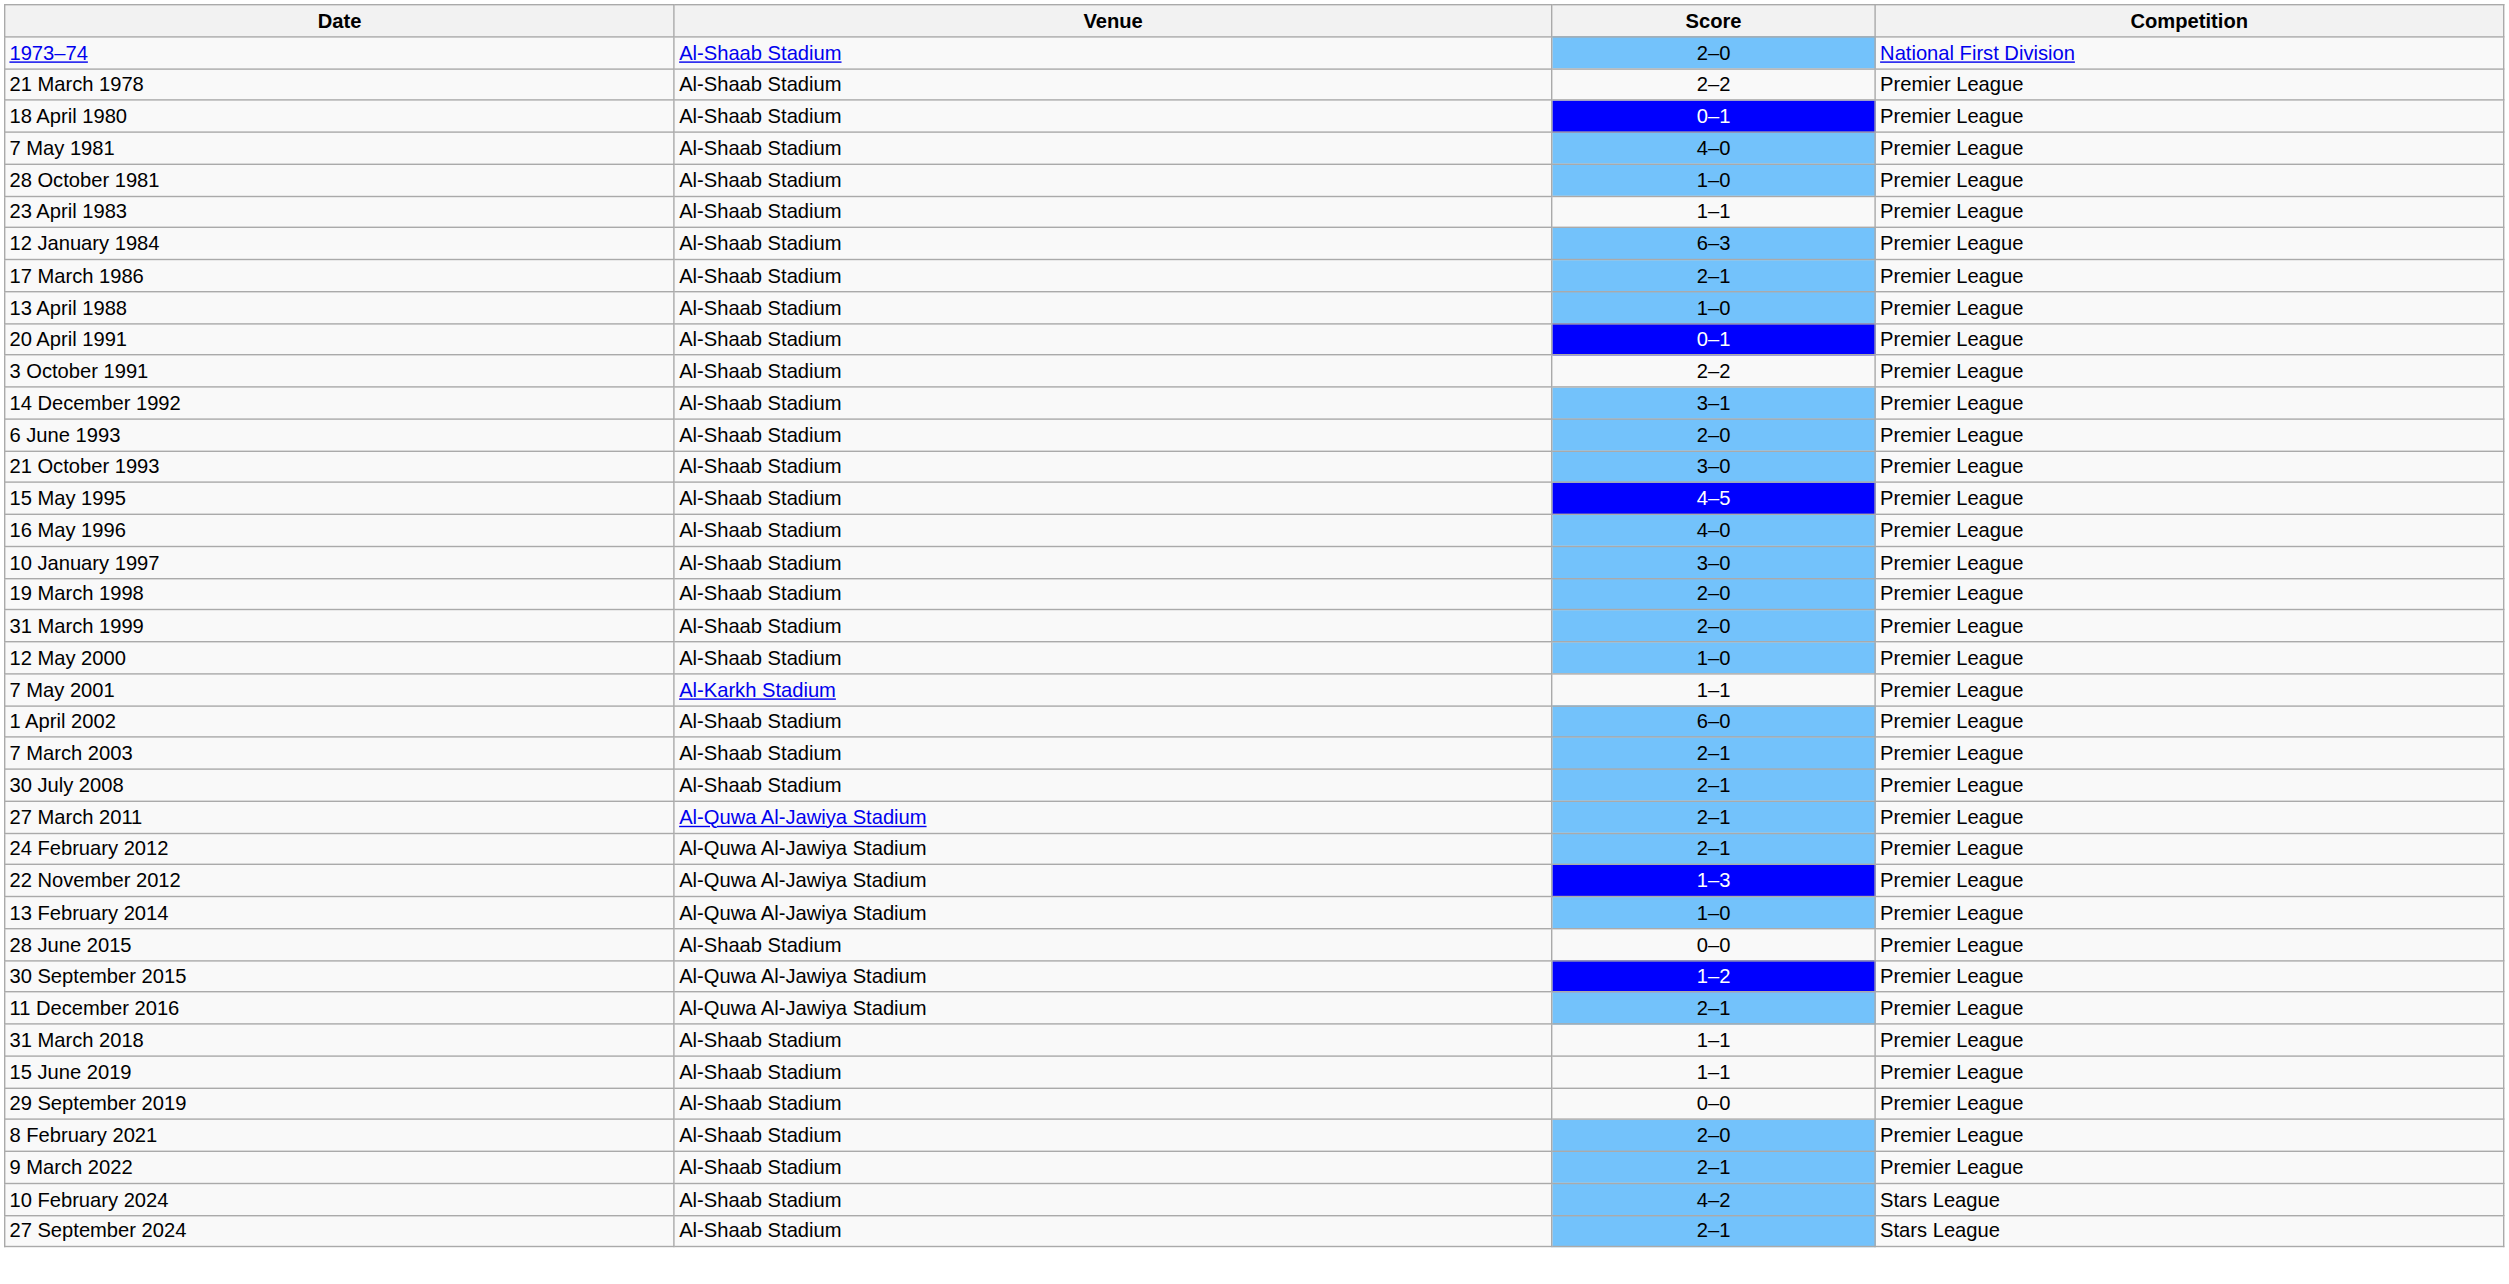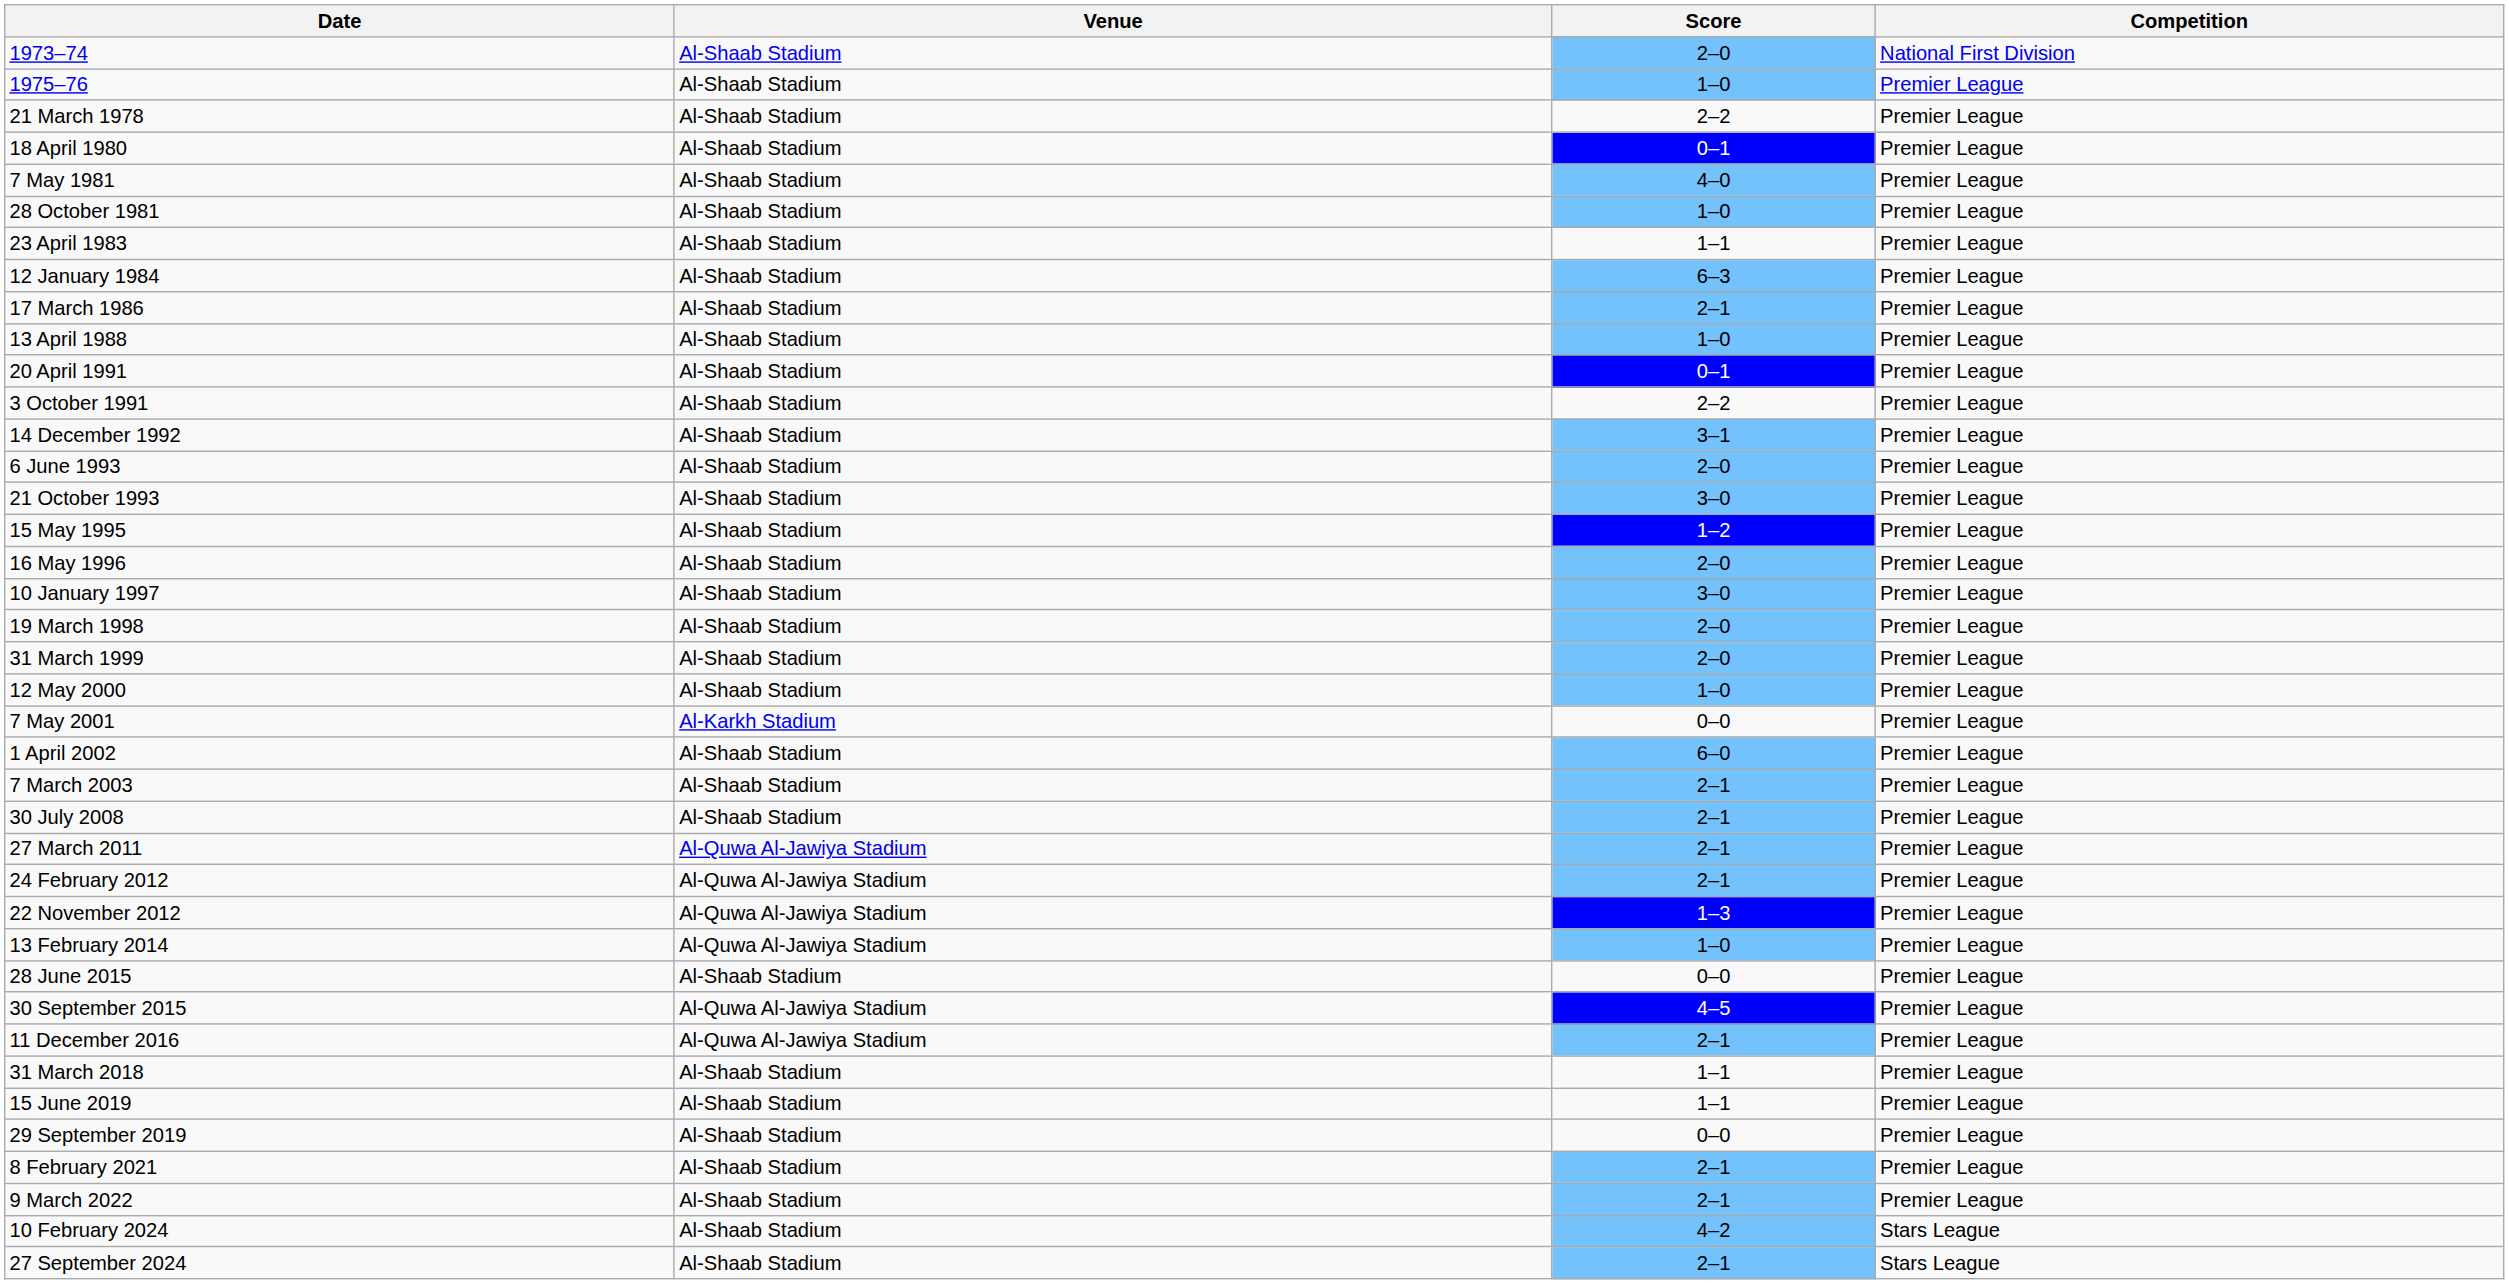+ row: (49, 85)
(1714, 499) 4–5 -> (1714, 531) 1–2
(1714, 531) 4–0 -> (1714, 562) 2–0
(1714, 690) 1–1 -> (1714, 722) 0–0
(1714, 977) 1–2 -> (1714, 1008) 4–5
(1714, 1136) 2–0 -> (1714, 1168) 2–1
